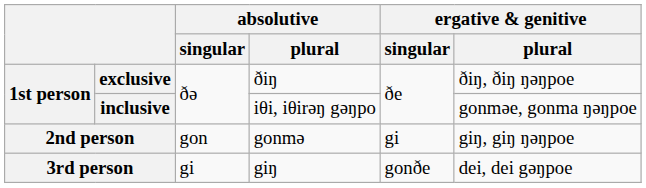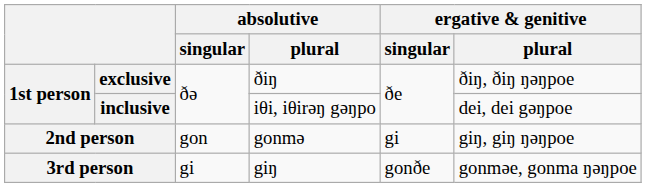(548, 108) gonməe, gonma ŋəŋpoe -> (516, 108) dei, dei gəŋpoe
(516, 167) dei, dei gəŋpoe -> (548, 167) gonməe, gonma ŋəŋpoe
